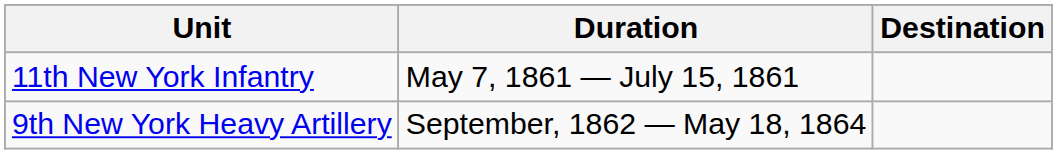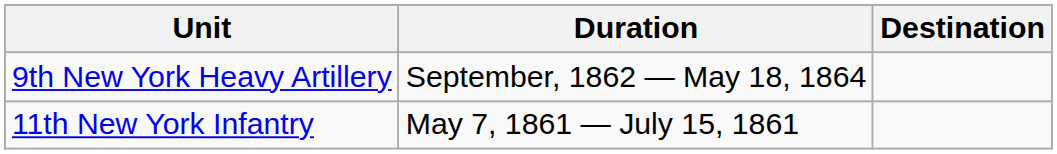rows swapped: (202, 124) <-> (163, 76)
